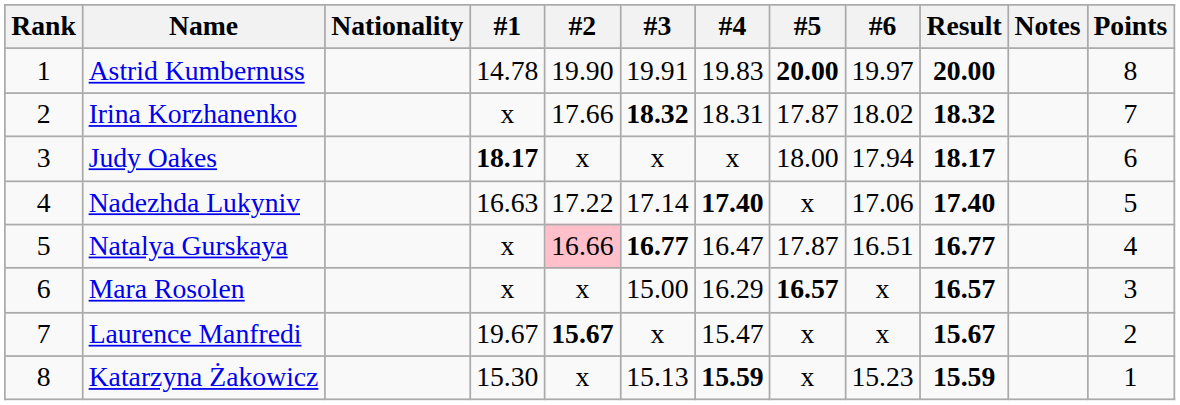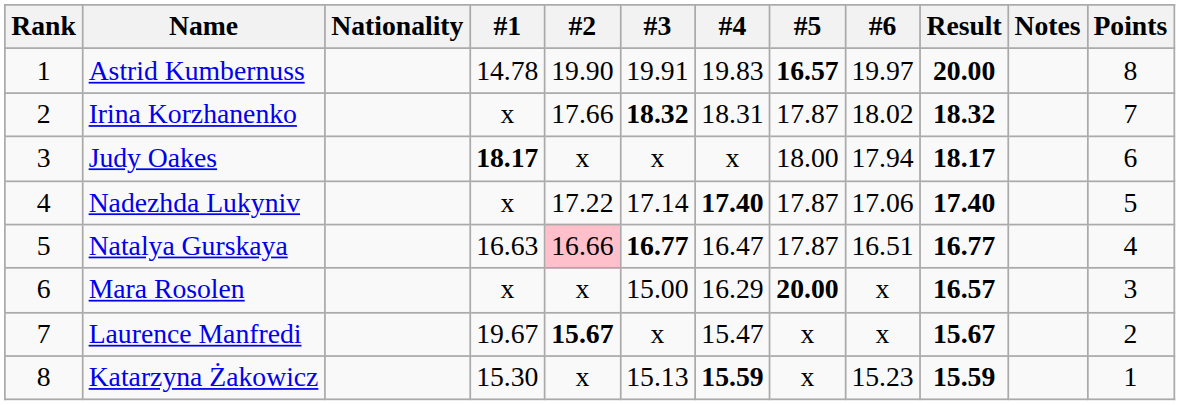(807, 70) 20.00 -> (807, 70) 16.57
(507, 202) 16.63 -> (507, 202) x
(807, 202) x -> (807, 202) 17.87
(507, 245) x -> (507, 245) 16.63
(807, 289) 16.57 -> (807, 289) 20.00
